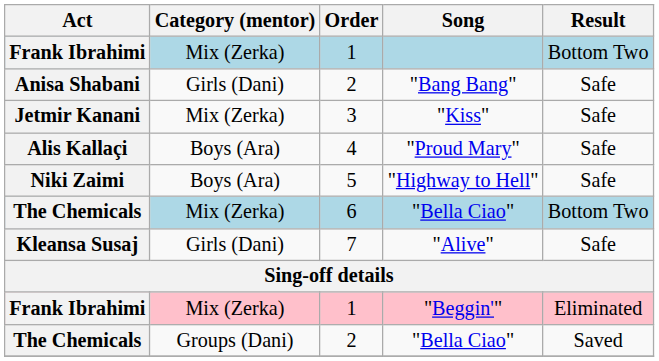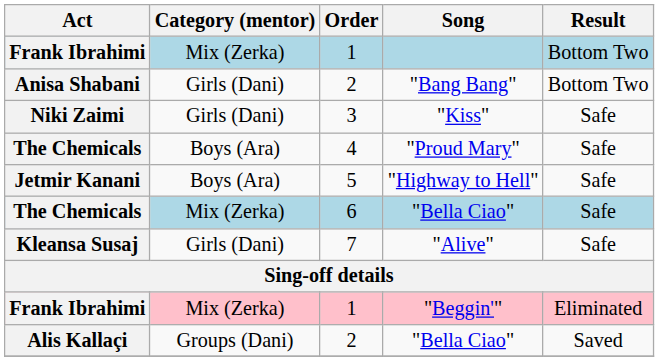(598, 84) Safe -> (598, 84) Bottom Two
(77, 116) Jetmir Kanani -> (77, 116) Niki Zaimi
(235, 116) Mix (Zerka) -> (235, 116) Girls (Dani)
(77, 148) Alis Kallaçi -> (77, 148) The Chemicals
(77, 180) Niki Zaimi -> (77, 180) Jetmir Kanani
(598, 212) Bottom Two -> (598, 212) Safe
(77, 340) The Chemicals -> (77, 340) Alis Kallaçi
